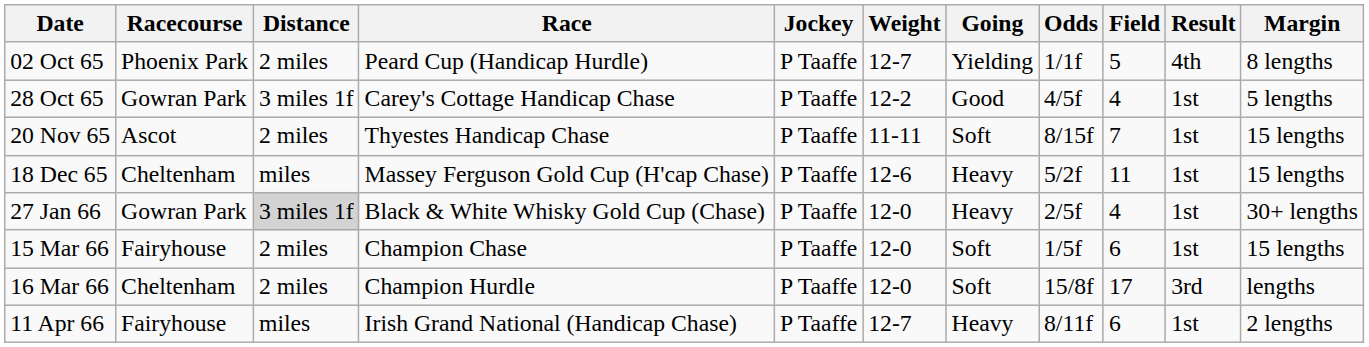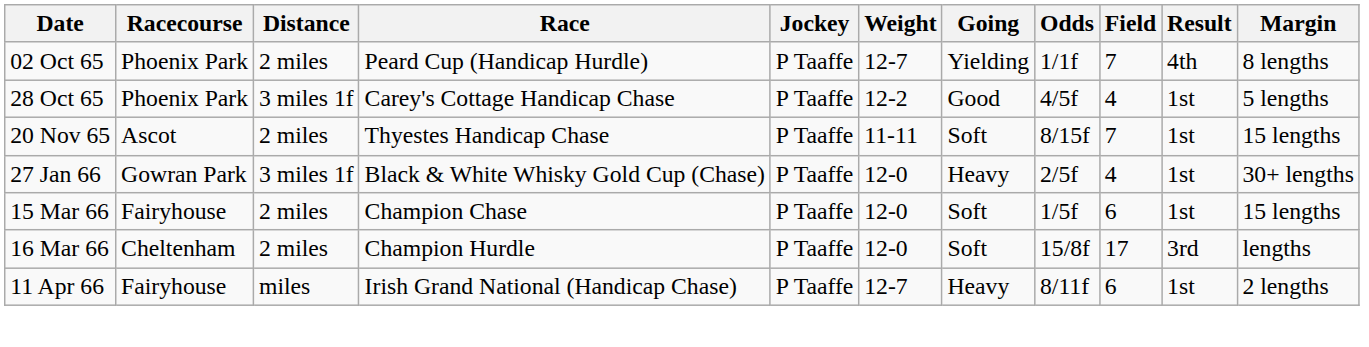(1115, 60) 5 -> (1111, 60) 7
(184, 98) Gowran Park -> (185, 98) Phoenix Park
- row: (59, 173)
(306, 211) lightgrey background -> (306, 173) no background
